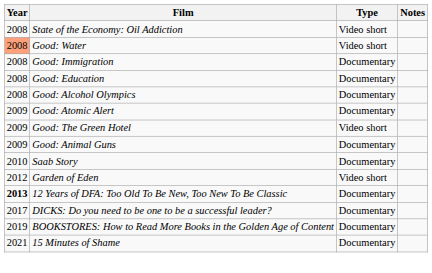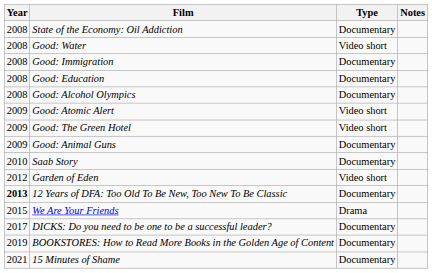(363, 29) Video short -> (367, 29) Documentary
(17, 45) lightsalmon background -> (17, 45) no background
(367, 111) Documentary -> (363, 111) Video short
+ row: (75, 210)
